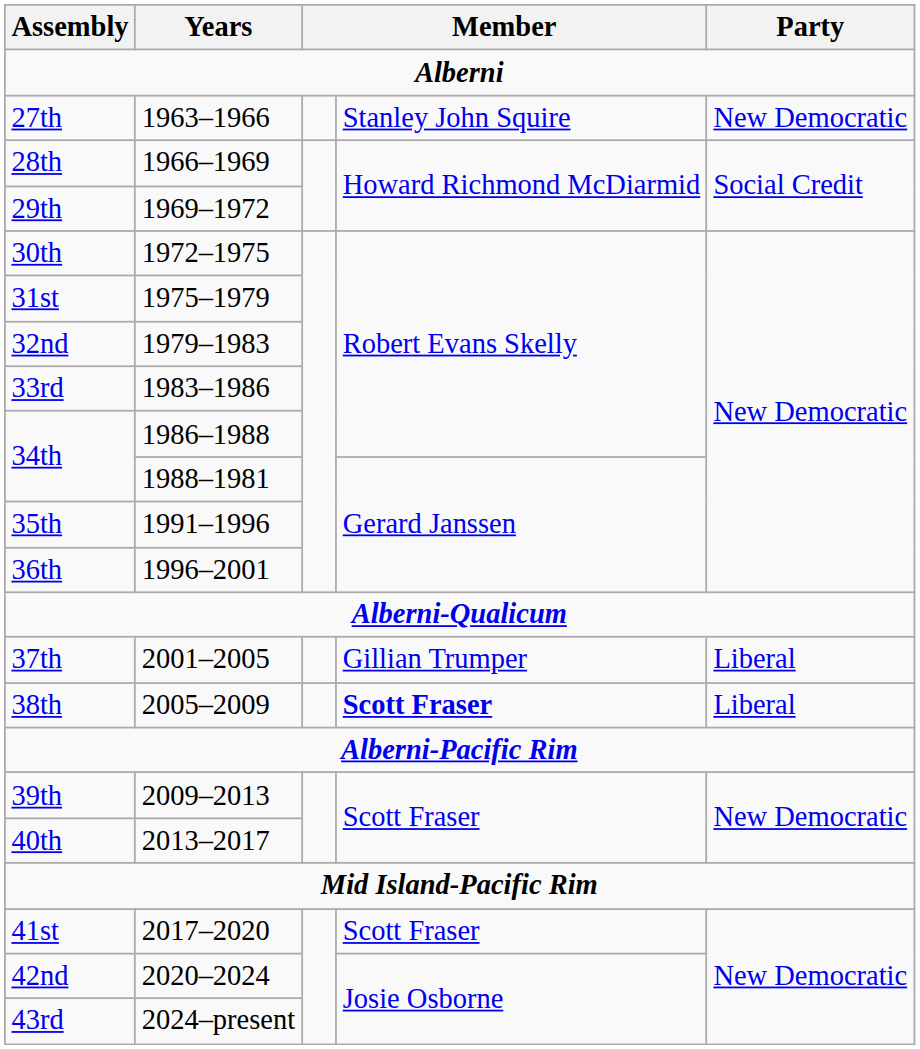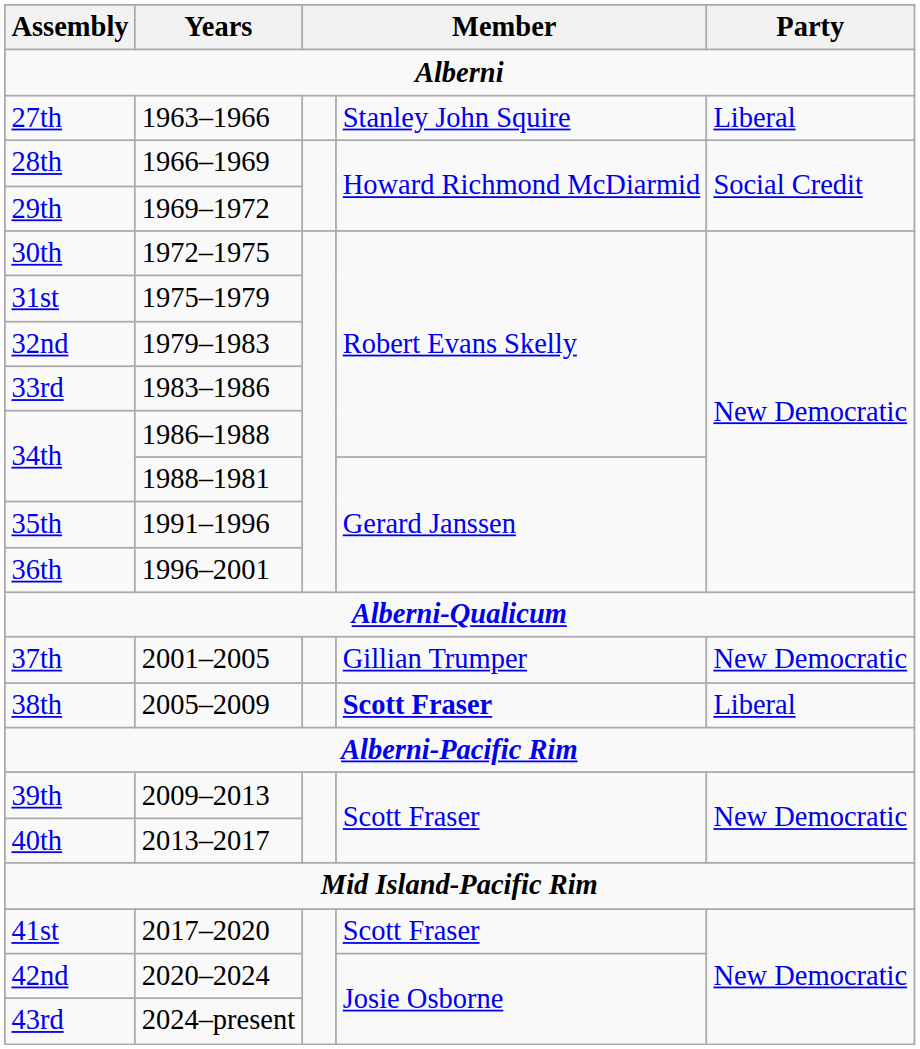(810, 117) New Democratic -> (755, 117) Liberal
(755, 659) Liberal -> (810, 659) New Democratic
